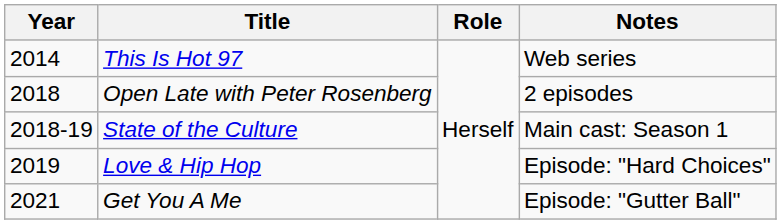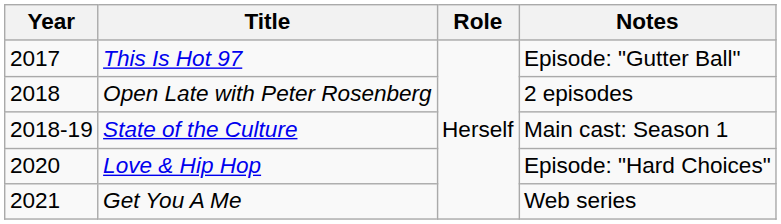(35, 58) 2014 -> (35, 58) 2017
(580, 58) Web series -> (632, 58) Episode: "Gutter Ball"
(35, 165) 2019 -> (35, 165) 2020
(632, 201) Episode: "Gutter Ball" -> (580, 201) Web series
